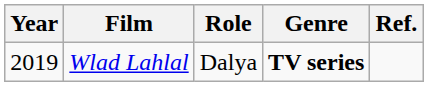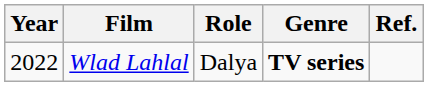(34, 61) 2019 -> (34, 61) 2022
